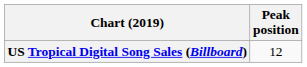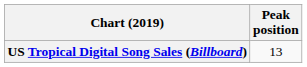(276, 51) 12 -> (276, 51) 13
